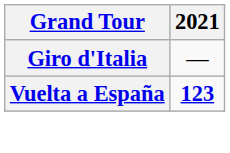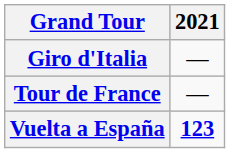+ row: (87, 93)
